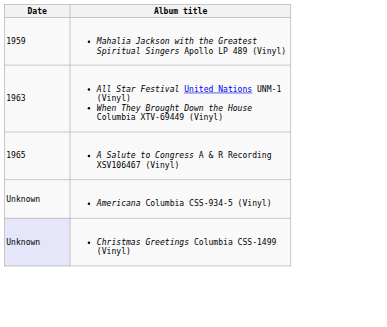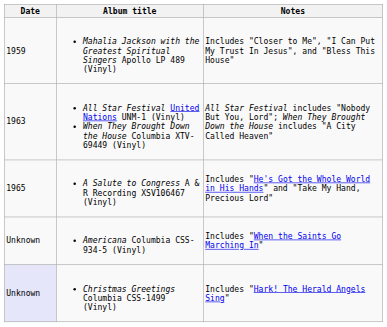+ column: (293, 11)
